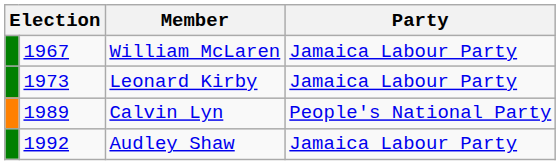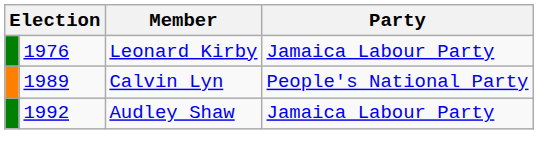- row: (195, 51)
(46, 82) 1973 -> (46, 51) 1976
